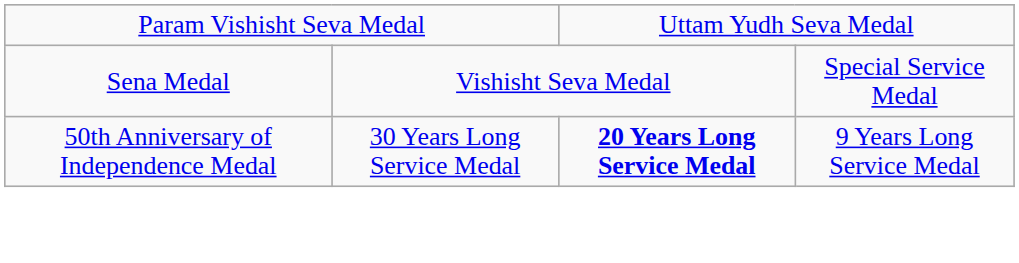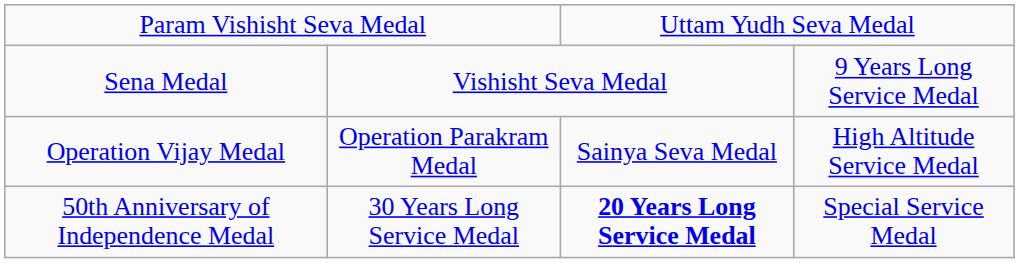(905, 80) Special Service Medal -> (904, 80) 9 Years Long Service Medal
+ row: (166, 151)
(905, 151) 9 Years Long Service Medal -> (904, 221) Special Service Medal
